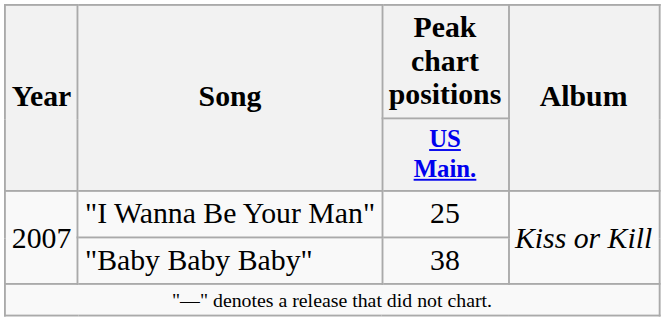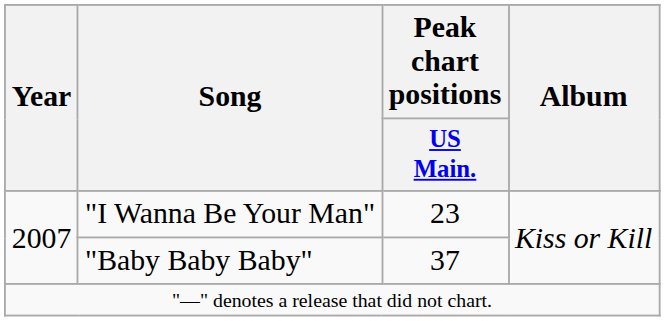(445, 213) 25 -> (445, 213) 23
(445, 260) 38 -> (445, 260) 37
